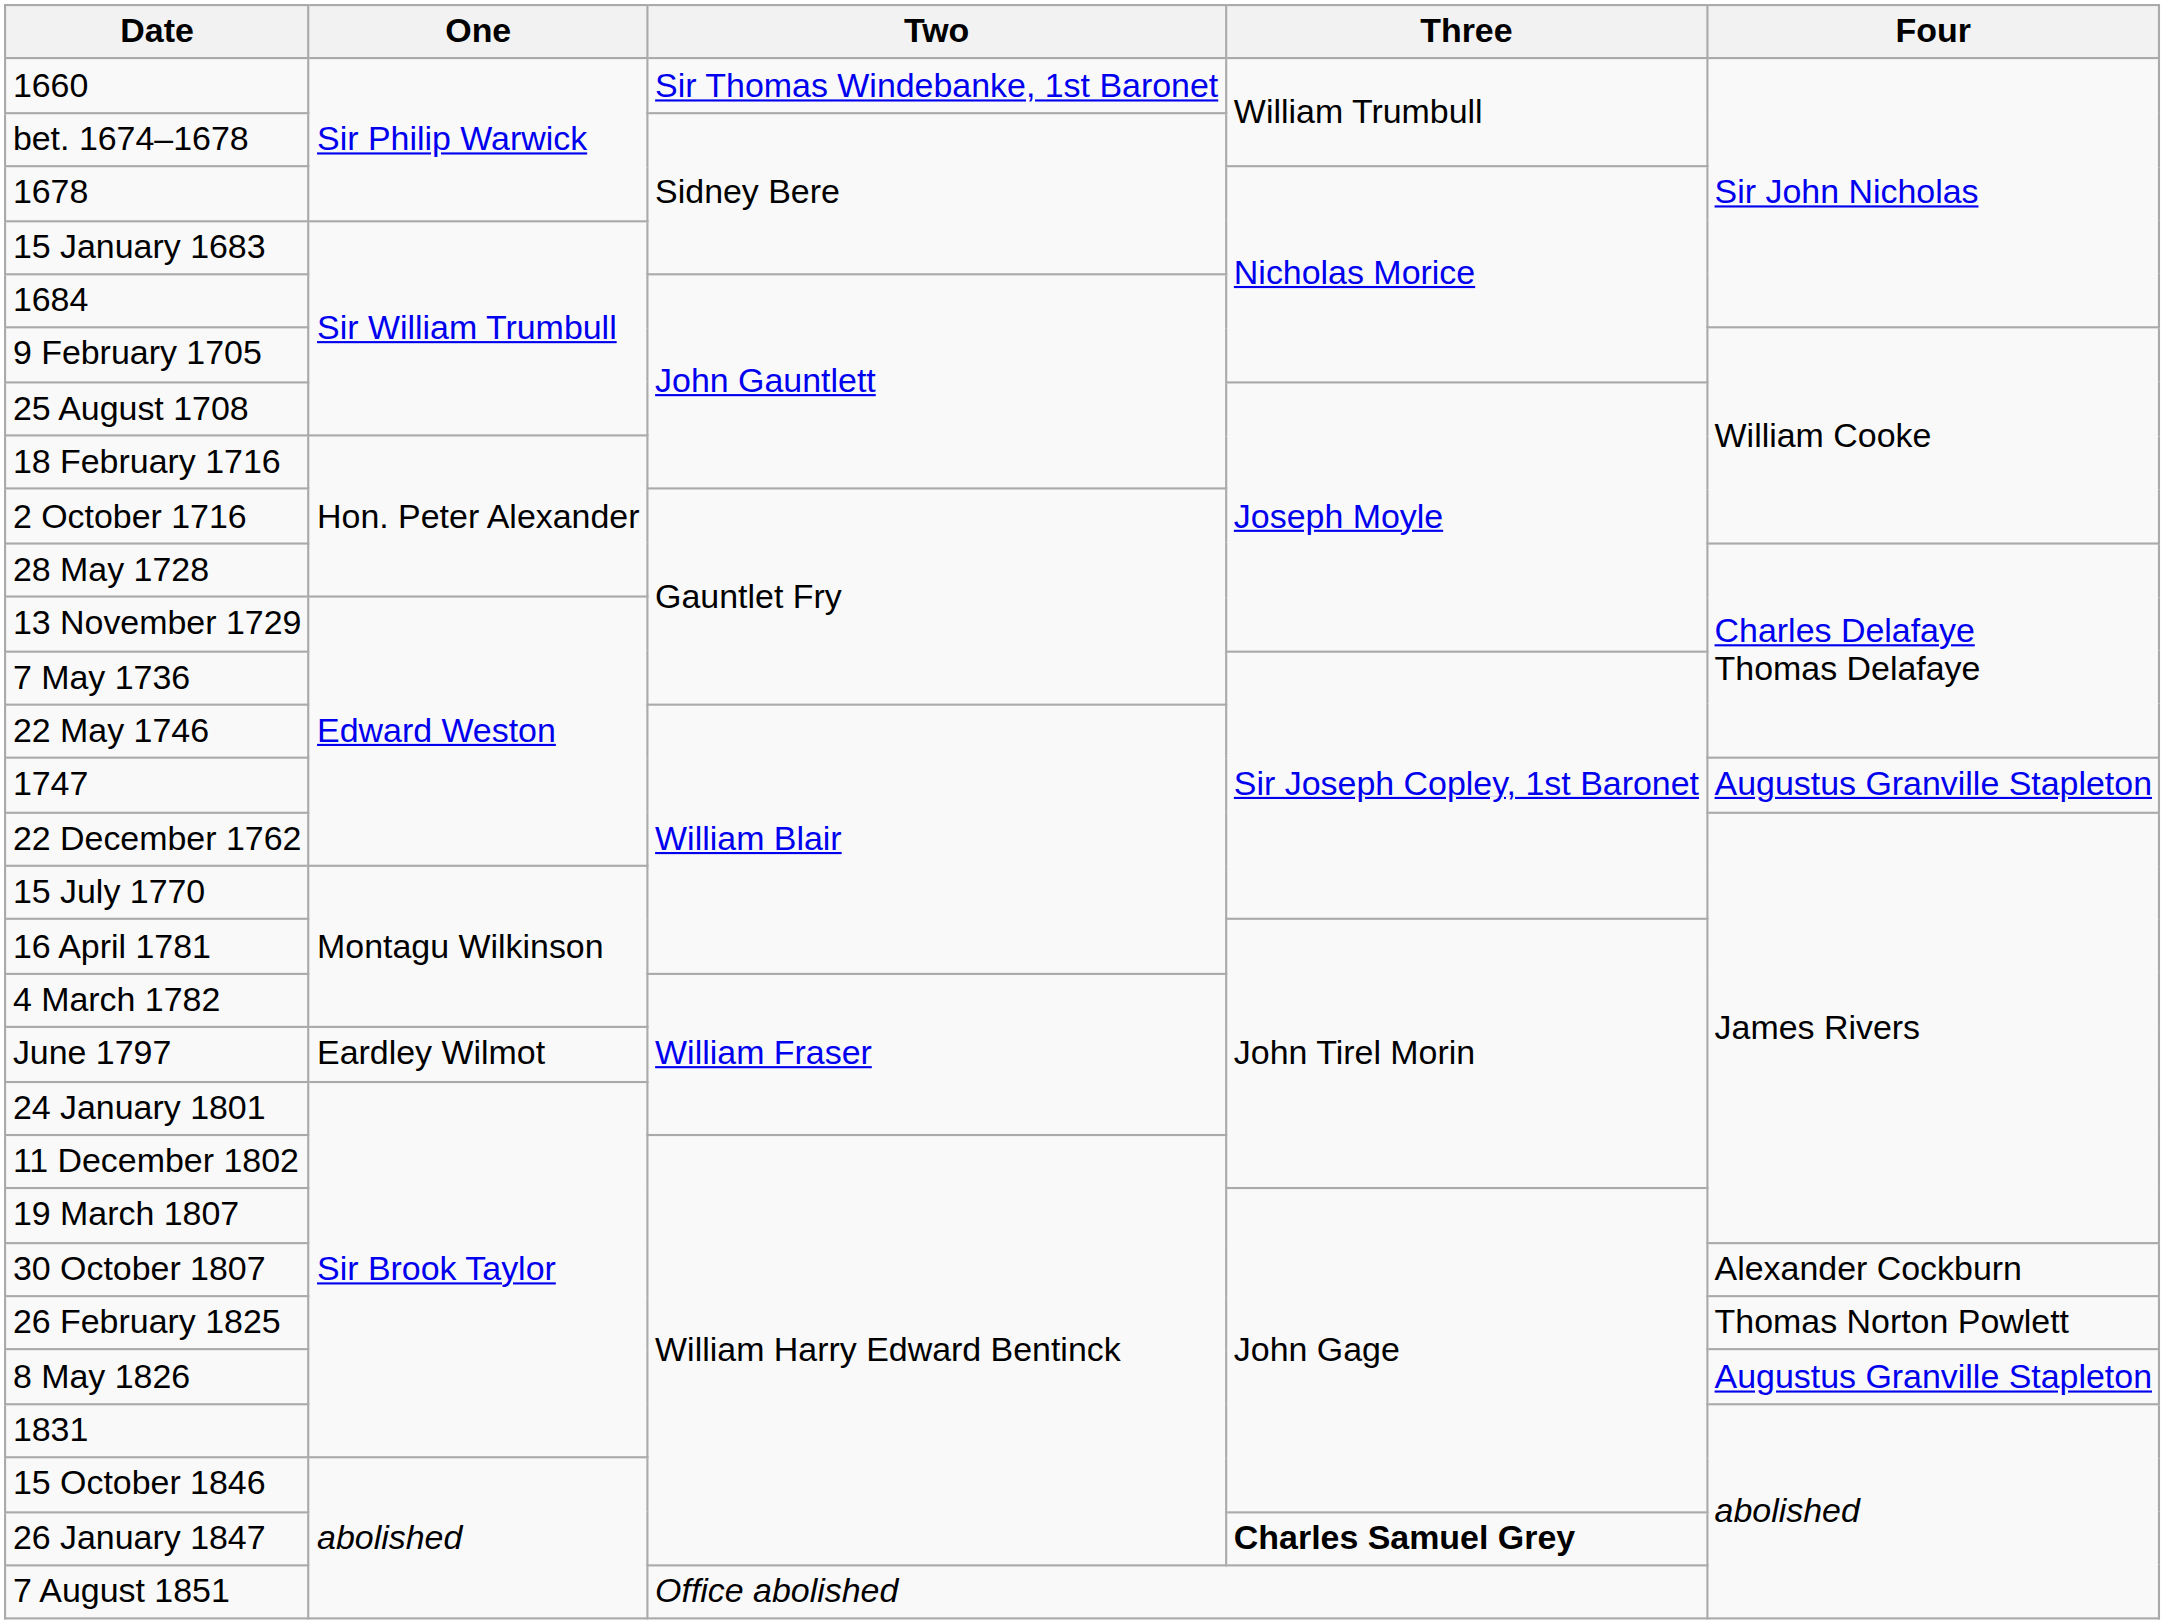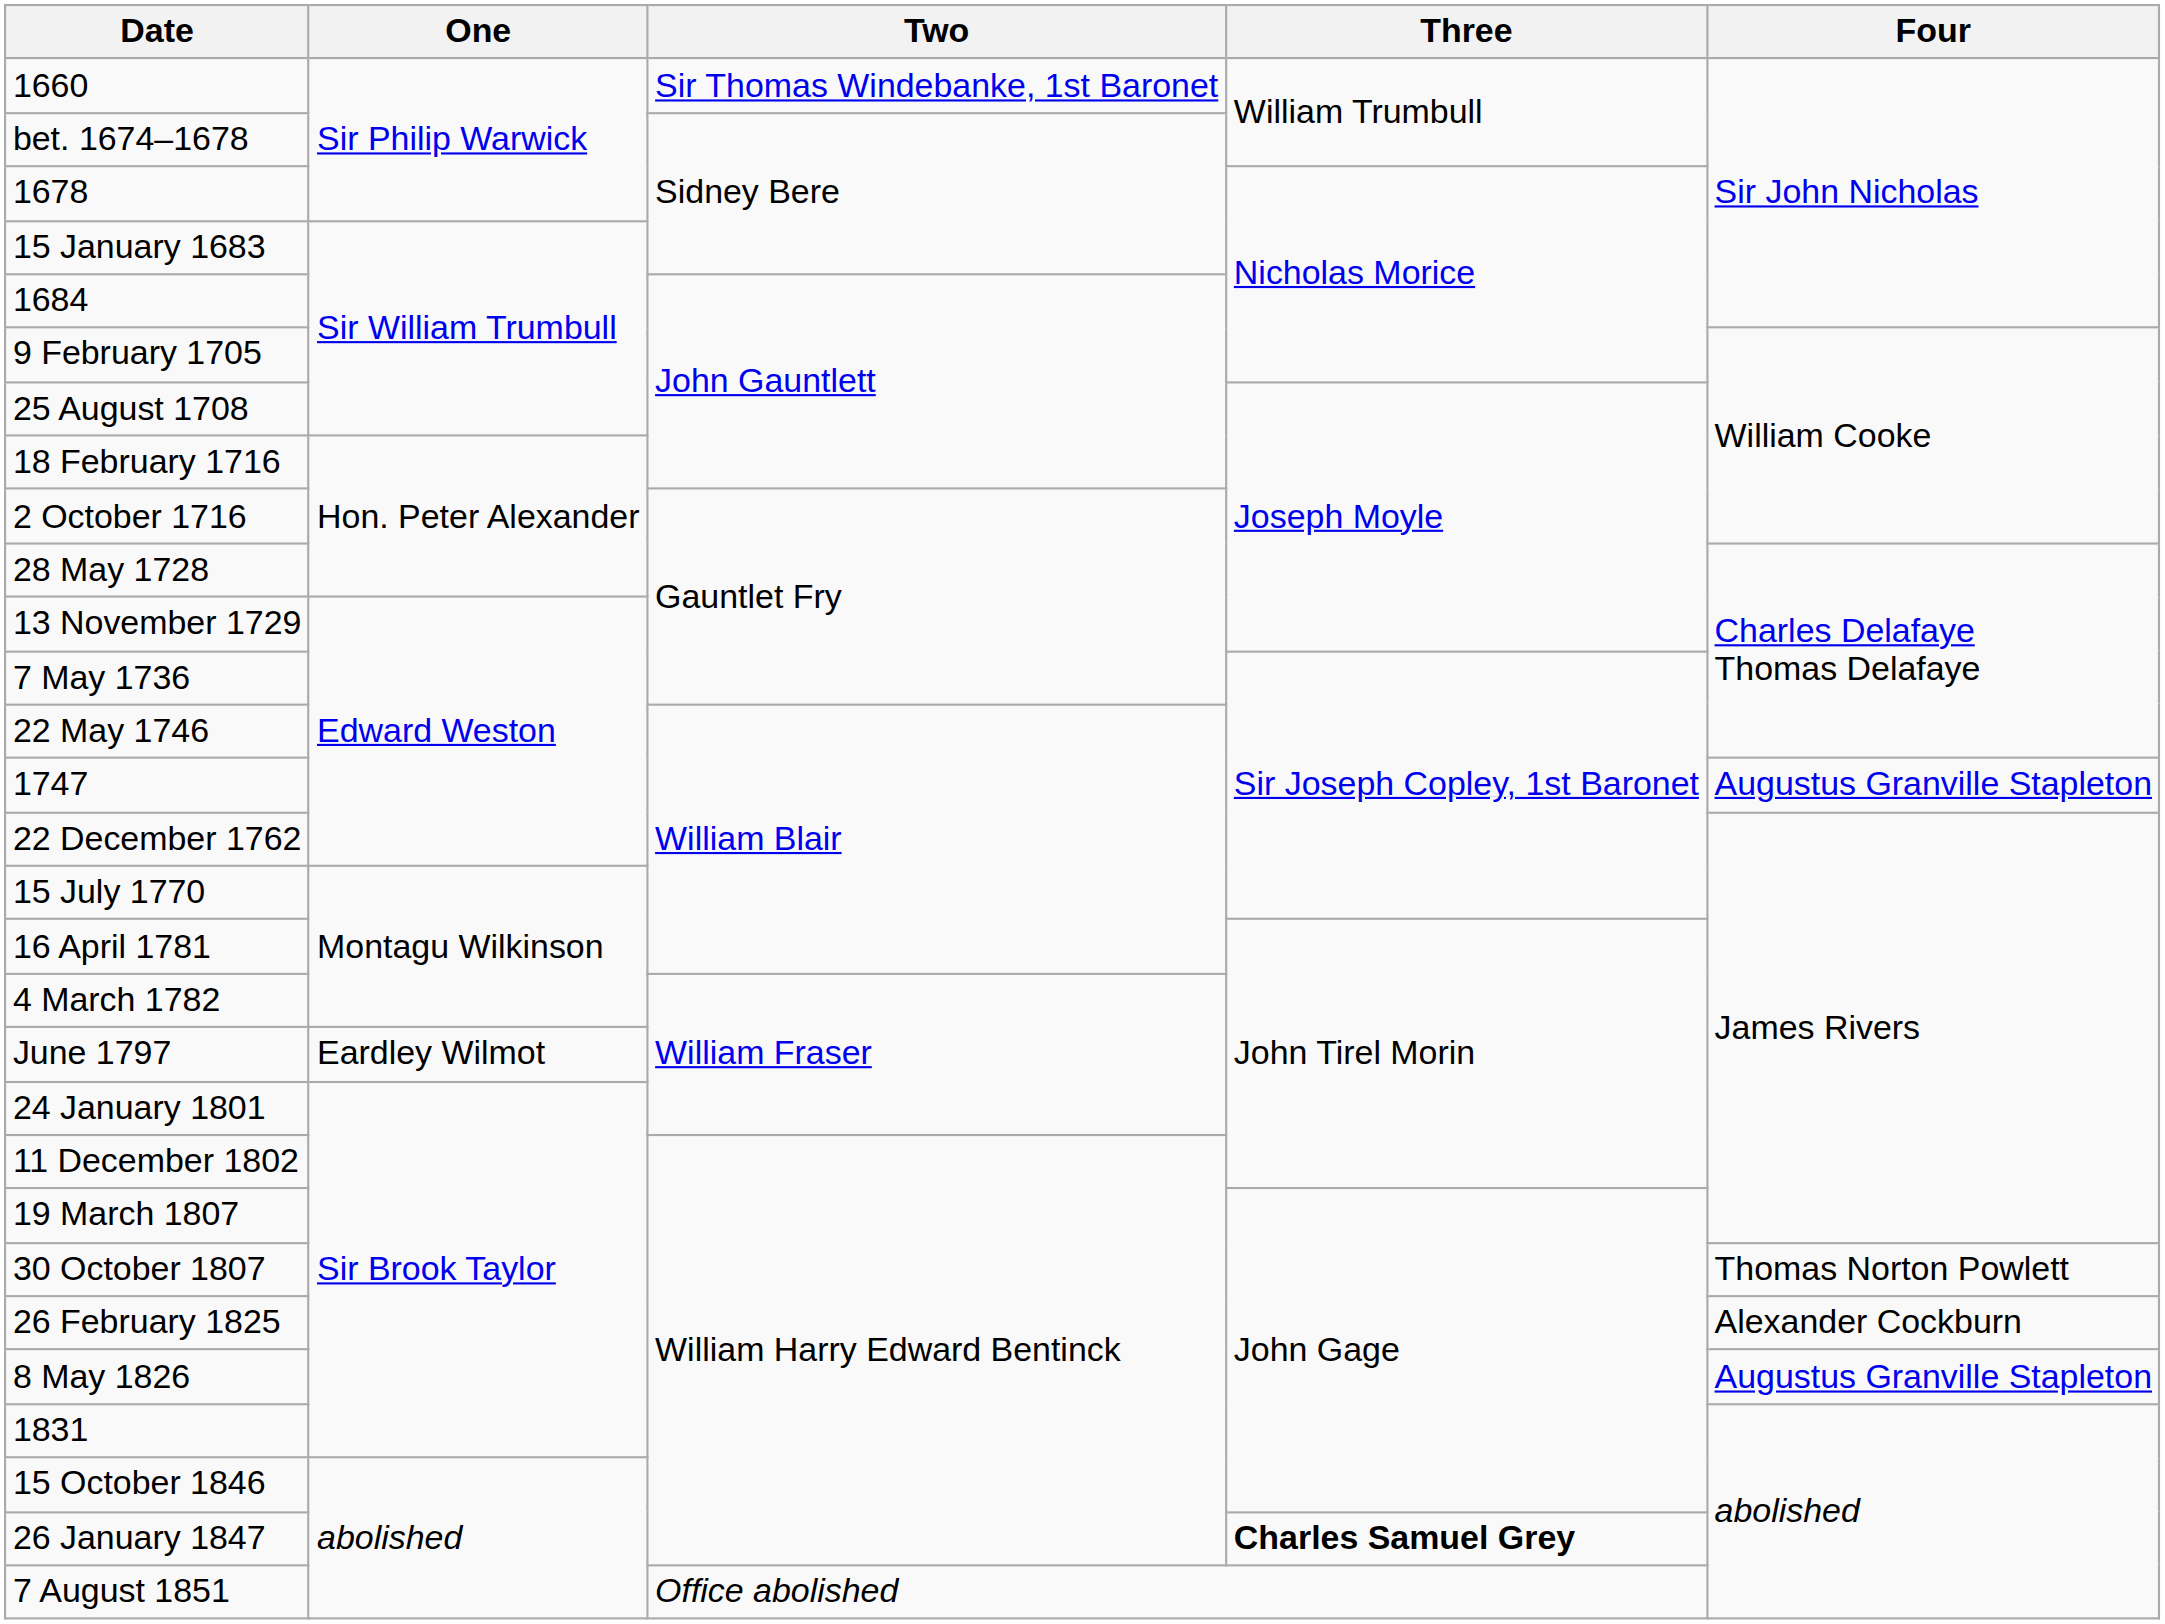(1868, 1268) Alexander Cockburn -> (1892, 1268) Thomas Norton Powlett
(1892, 1322) Thomas Norton Powlett -> (1868, 1322) Alexander Cockburn
